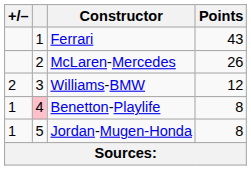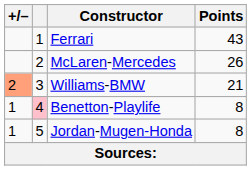(12, 84) no background -> (12, 84) lightsalmon background
(235, 84) 12 -> (235, 84) 21
